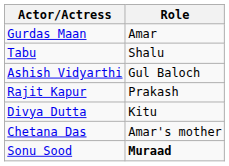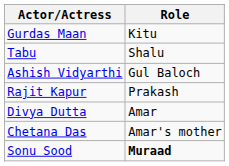(143, 34) Amar -> (143, 34) Kitu
(143, 112) Kitu -> (143, 112) Amar
